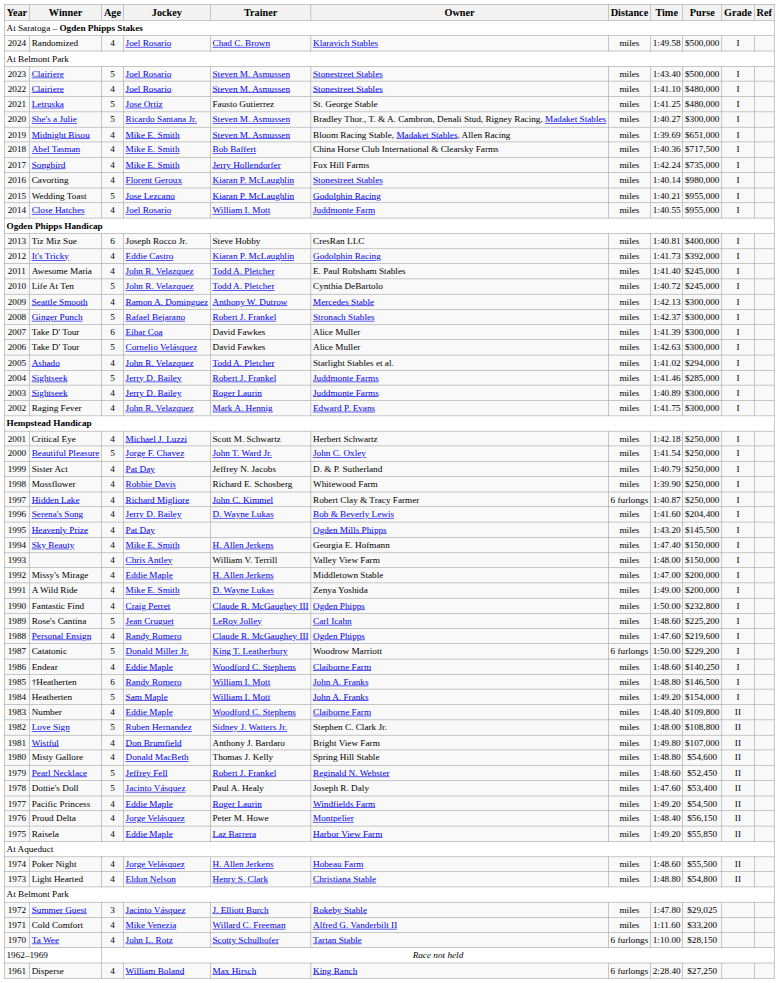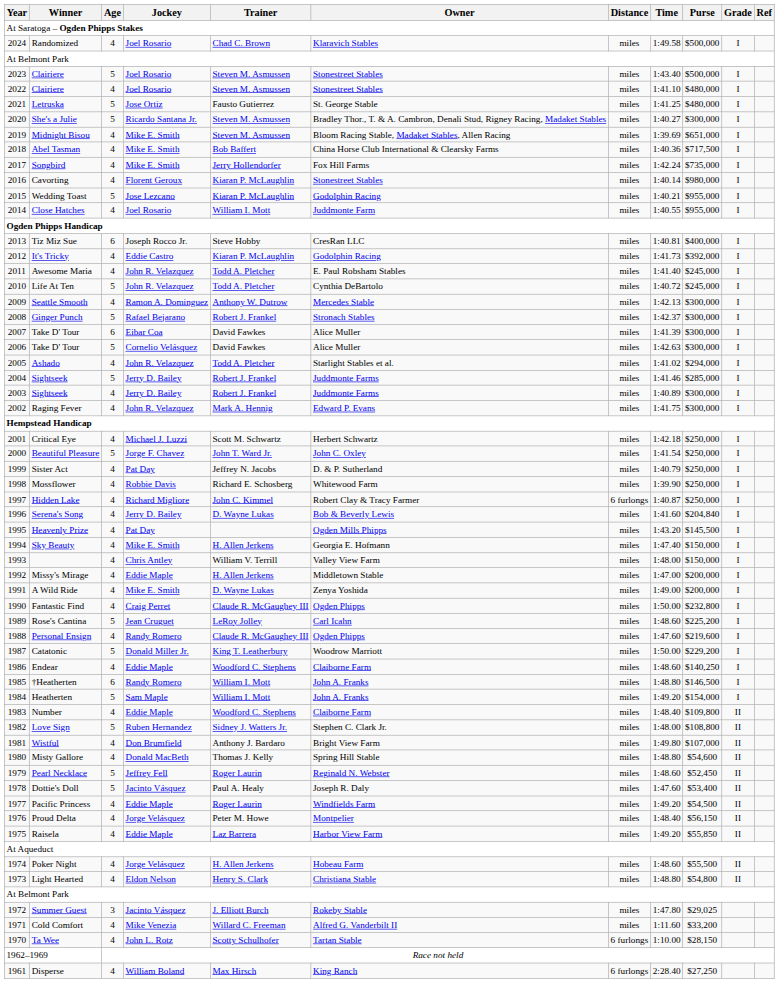(237, 393) Roger Laurin -> (244, 393) Robert J. Frankel
(702, 514) $204,400 -> (702, 514) $204,840
(629, 651) 6 furlongs -> (629, 651) miles
(244, 773) Robert J. Frankel -> (237, 773) Roger Laurin
